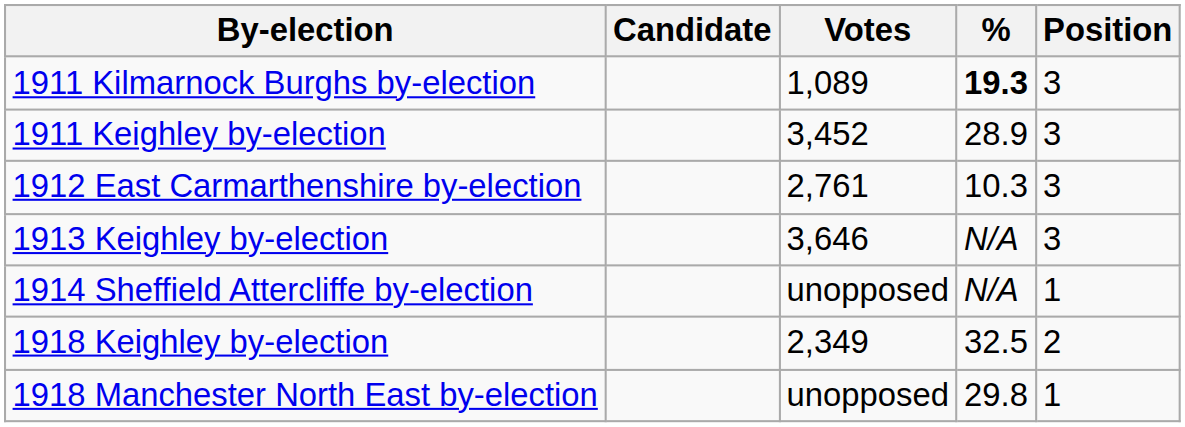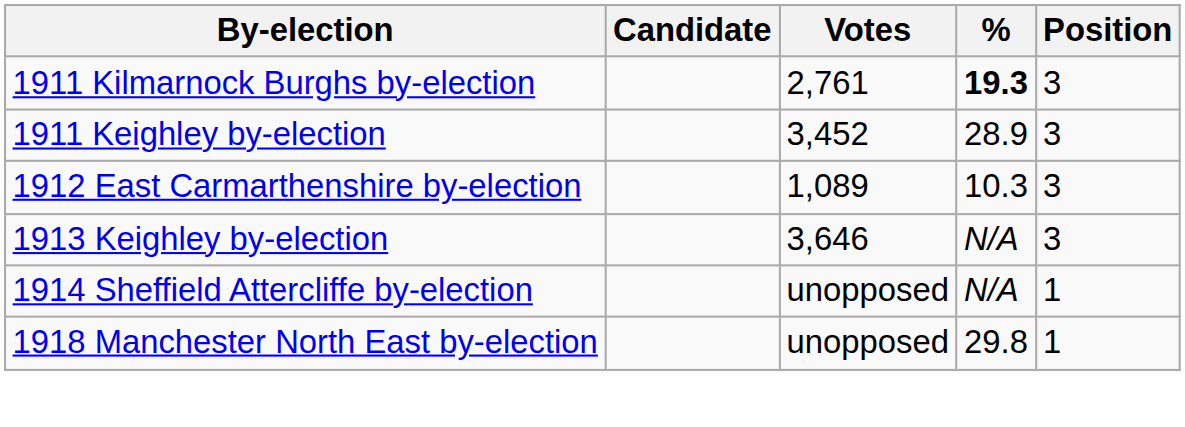(828, 82) 1,089 -> (828, 82) 2,761
(828, 186) 2,761 -> (828, 186) 1,089
- row: (200, 342)
